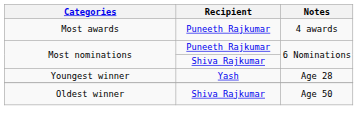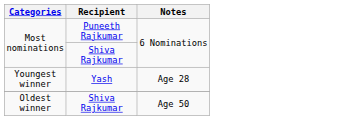- row: (90, 29)
